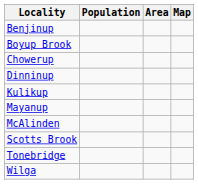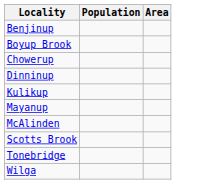- column: (182, 12)
